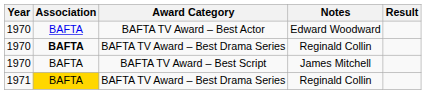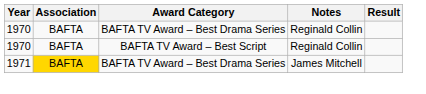- row: (19, 30)
(66, 47) bold -> (66, 30) normal
(336, 64) James Mitchell -> (326, 47) Reginald Collin
(336, 81) Reginald Collin -> (326, 64) James Mitchell
